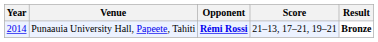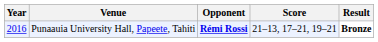(17, 29) 2014 -> (17, 29) 2016
